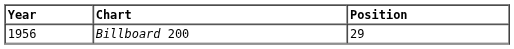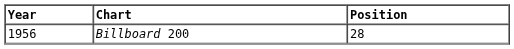(357, 34) 29 -> (357, 34) 28
